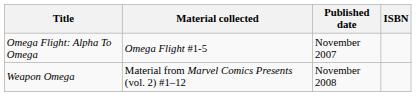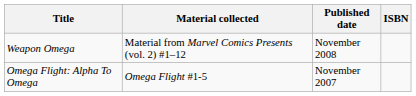rows swapped: (59, 48) <-> (41, 77)
